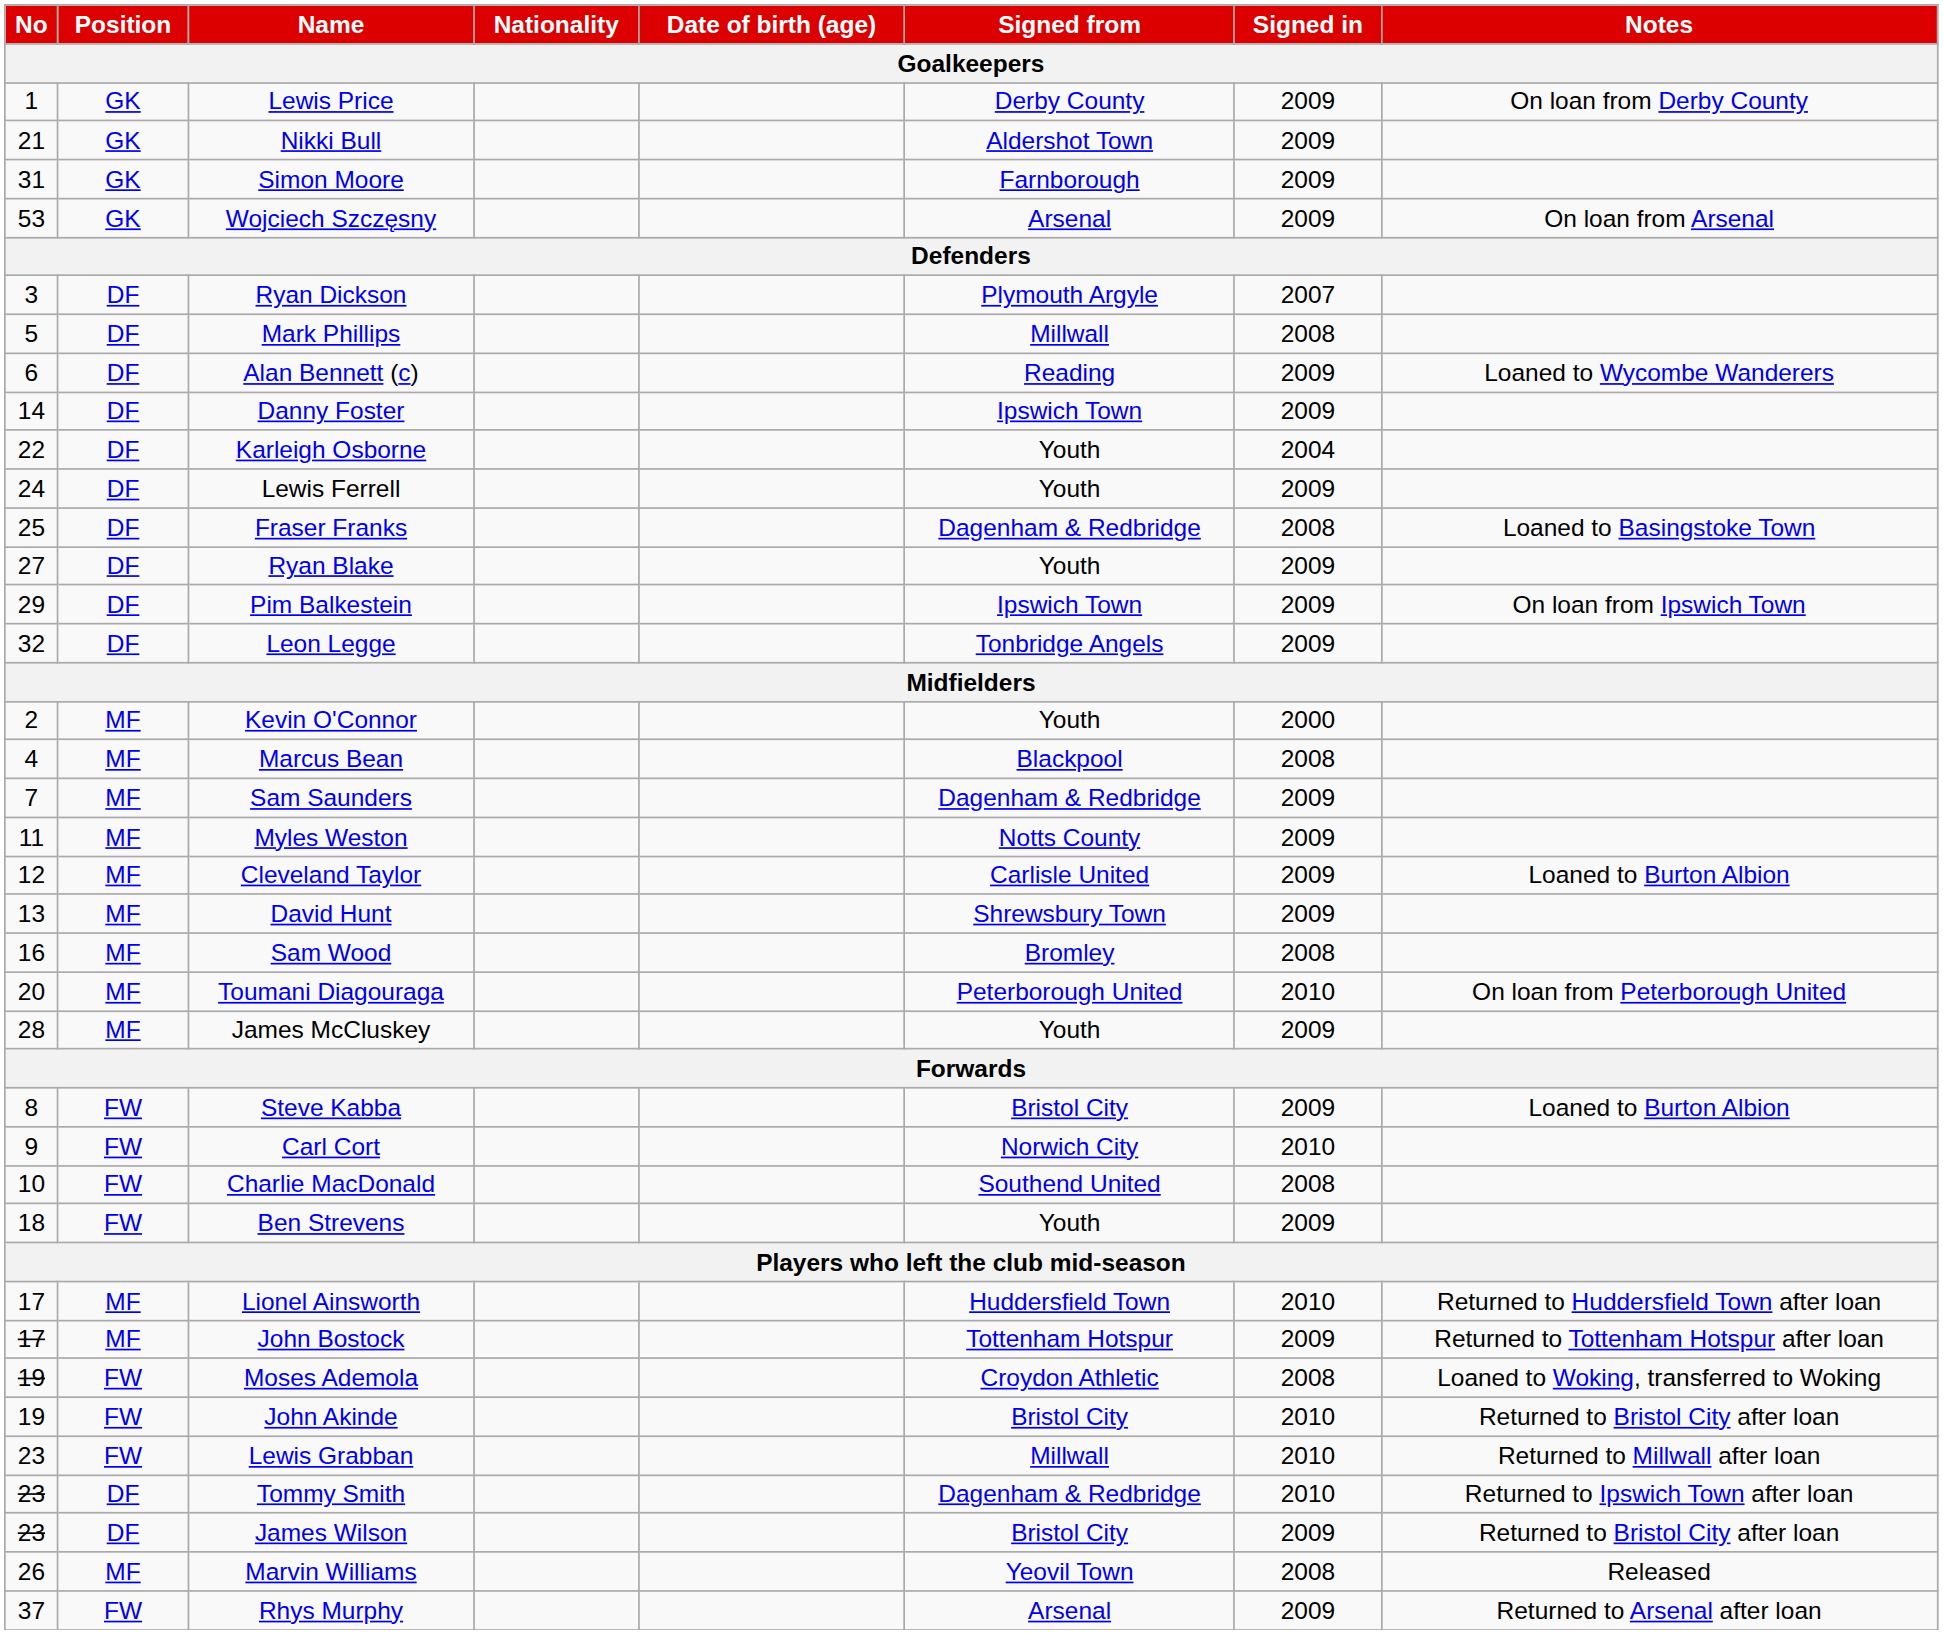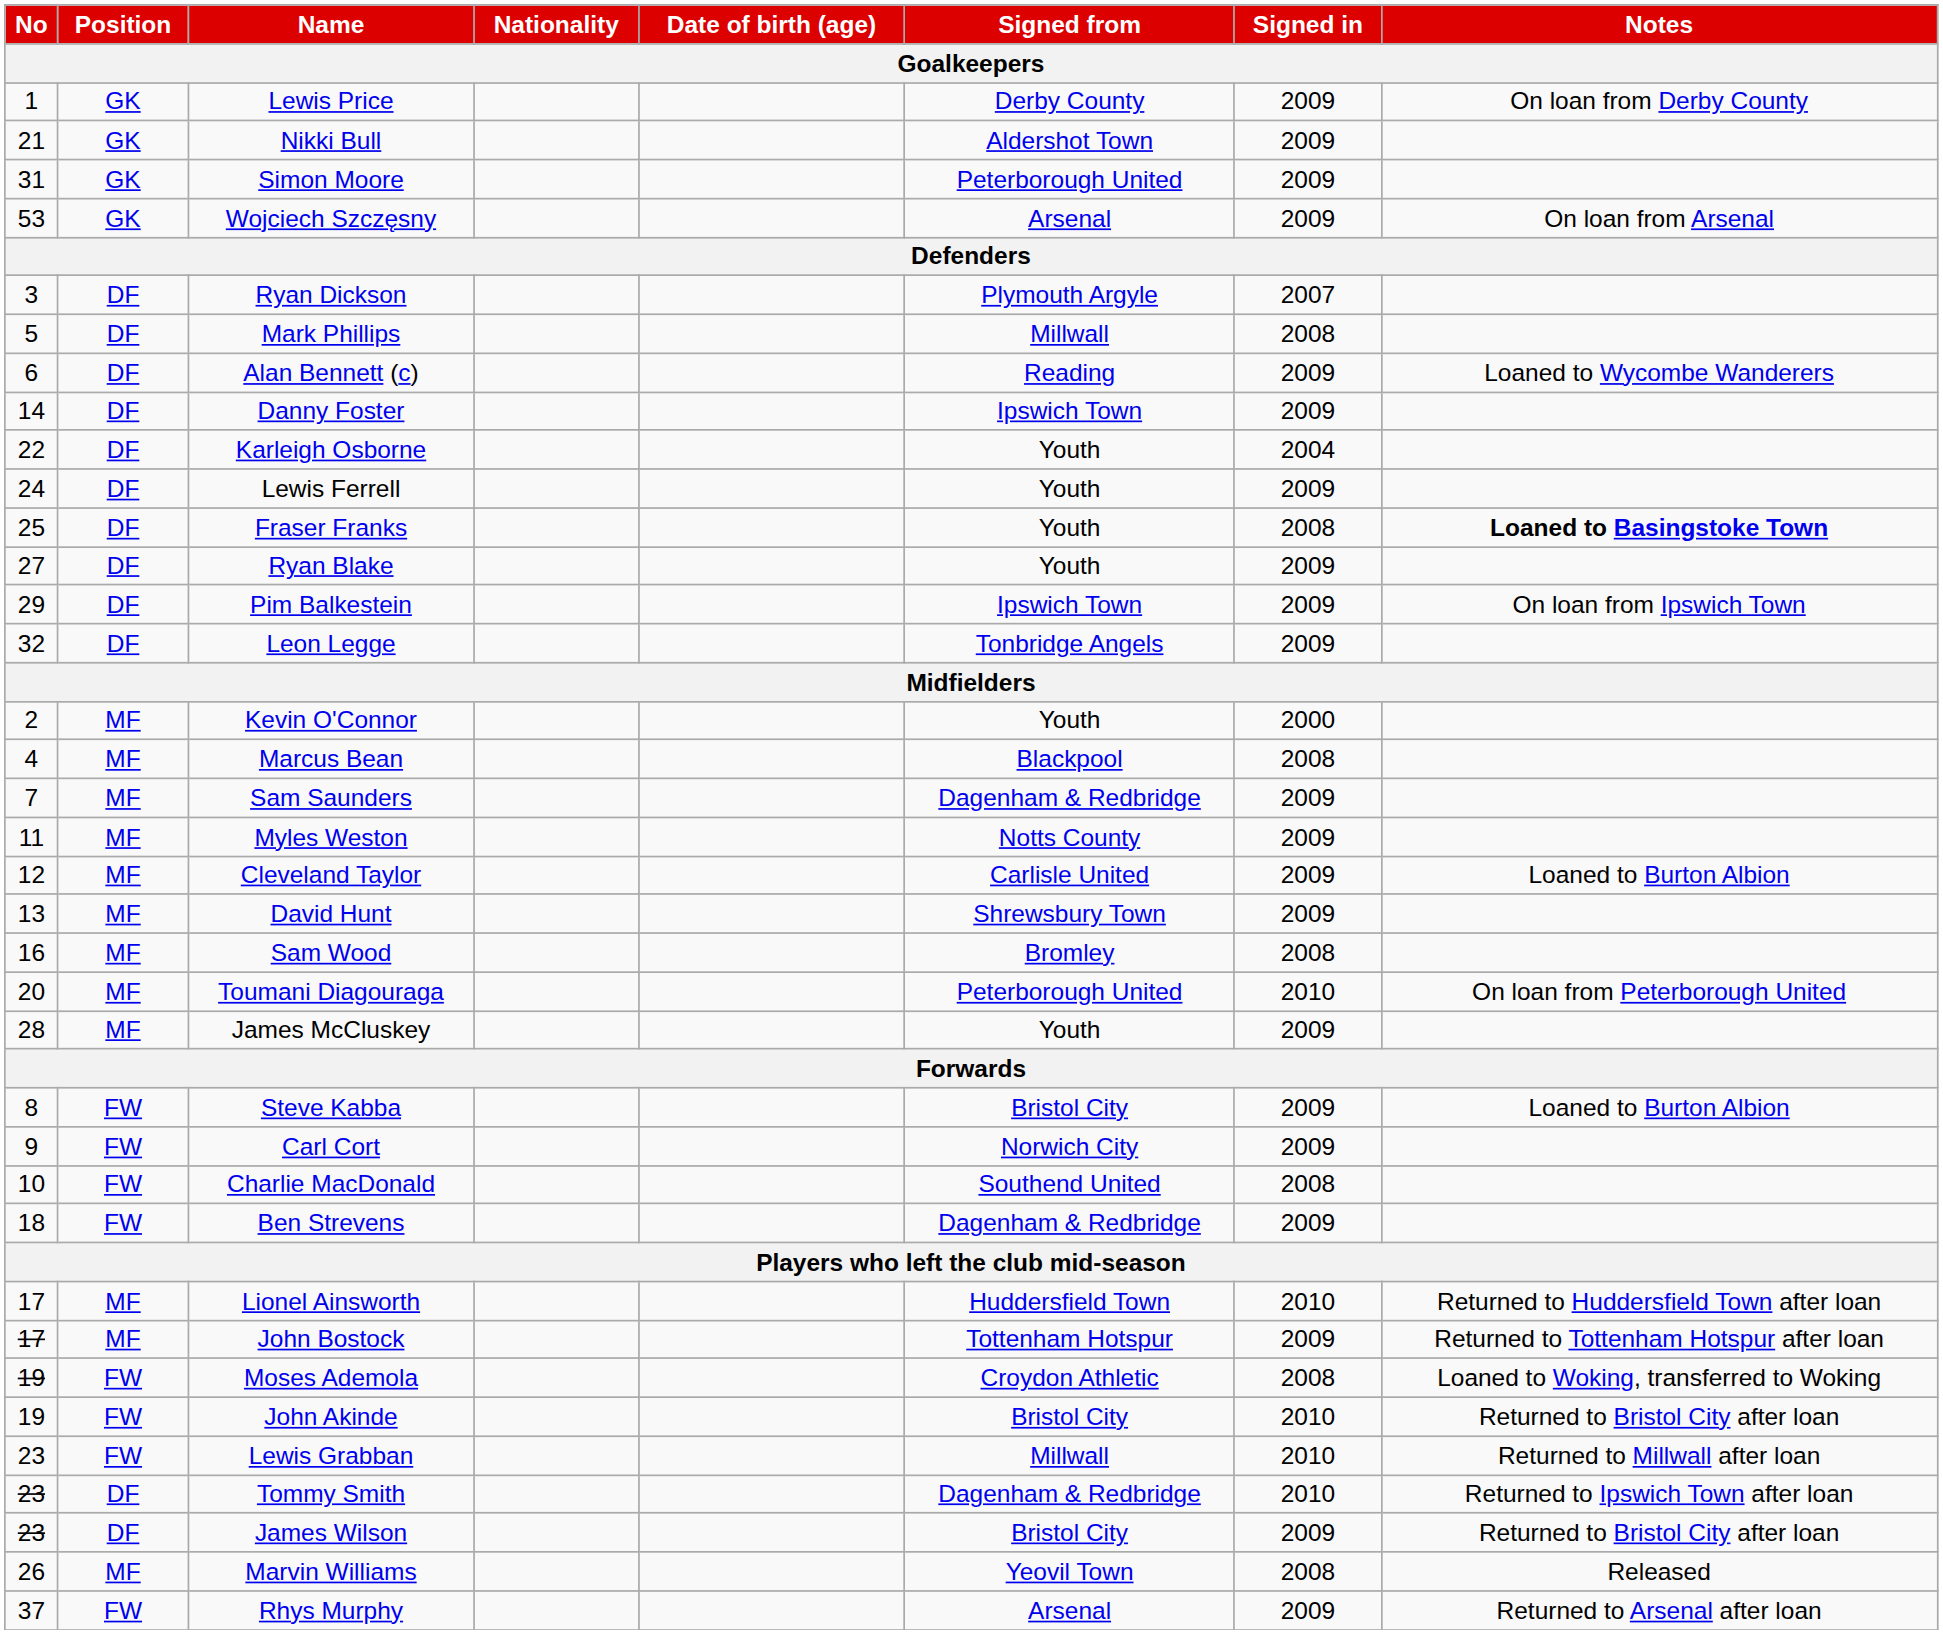(1070, 179) Farnborough -> (1070, 179) Peterborough United
(1070, 527) Dagenham & Redbridge -> (1070, 527) Youth
(1659, 527) normal -> (1659, 527) bold
(1308, 1146) 2010 -> (1308, 1146) 2009
(1070, 1224) Youth -> (1070, 1224) Dagenham & Redbridge
